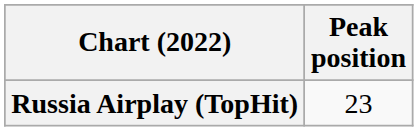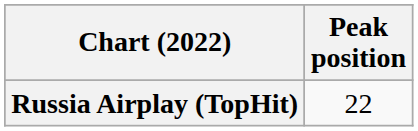(359, 102) 23 -> (359, 102) 22
